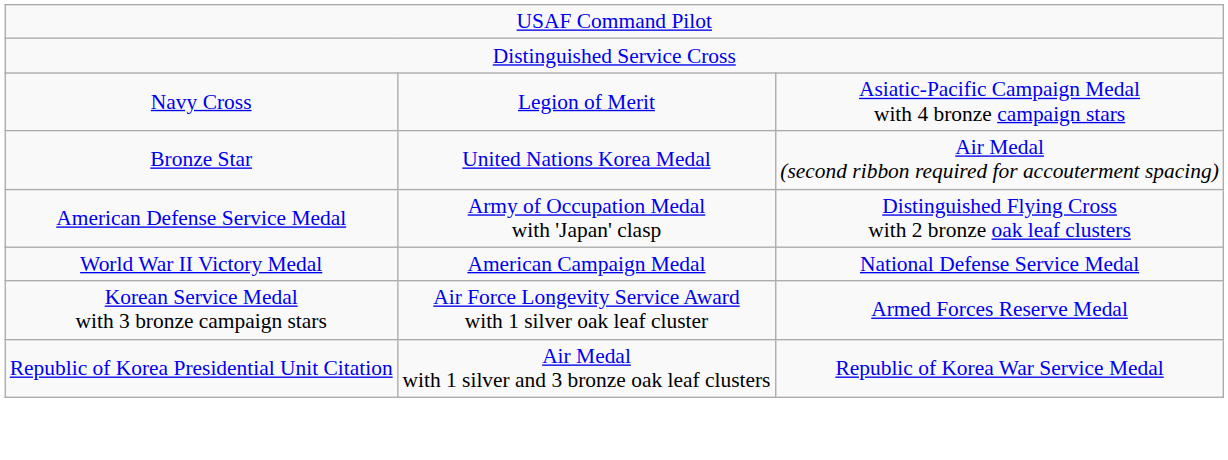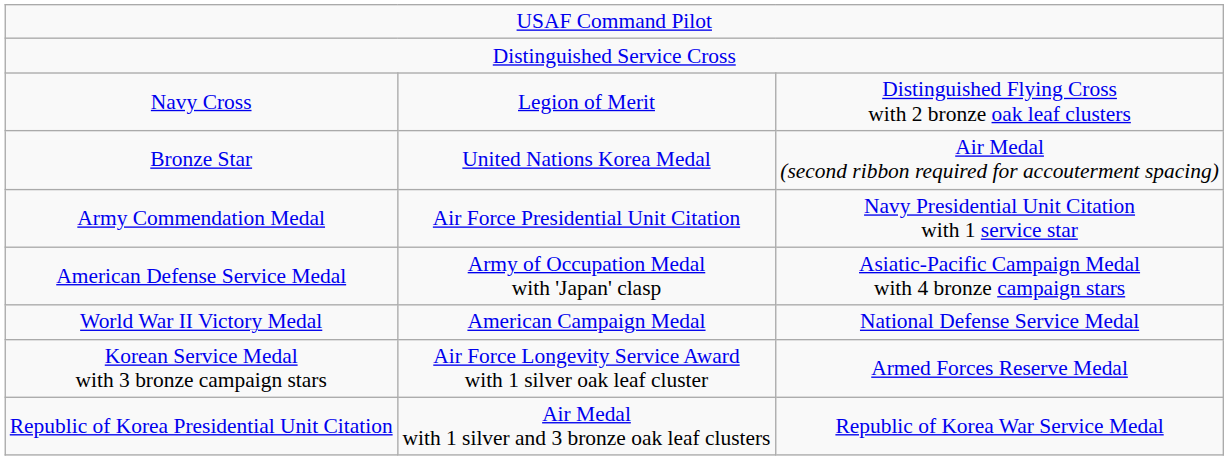(1000, 101) Asiatic-Pacific Campaign Medal with 4 bronze campaign stars -> (1000, 101) Distinguished Flying Cross with 2 bronze oak leaf clusters
+ row: (201, 217)
(1000, 217) Distinguished Flying Cross with 2 bronze oak leaf clusters -> (1000, 275) Asiatic-Pacific Campaign Medal with 4 bronze campaign stars
